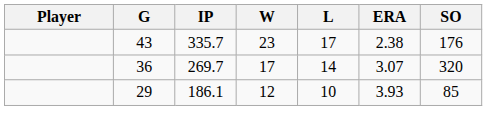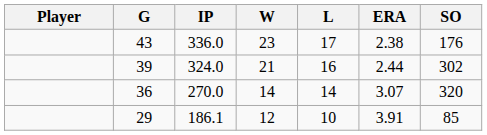(206, 42) 335.7 -> (206, 42) 336.0
+ row: (144, 67)
(206, 67) 269.7 -> (206, 92) 270.0
(267, 67) 17 -> (267, 92) 14
(390, 92) 3.93 -> (390, 117) 3.91
